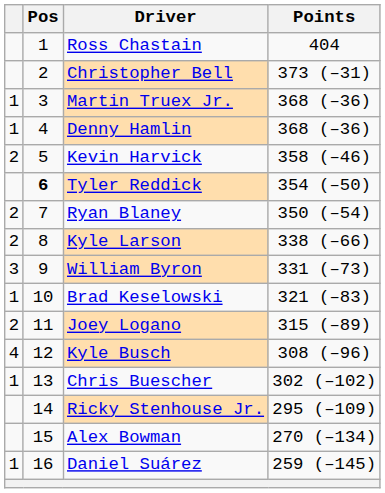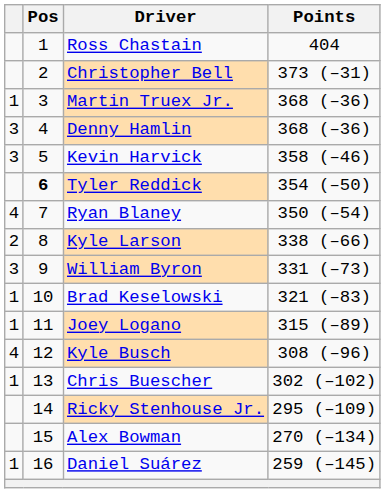(14, 131) 1 -> (14, 131) 3
(14, 159) 2 -> (14, 159) 3
(14, 214) 2 -> (14, 214) 4
(14, 326) 2 -> (14, 326) 1
